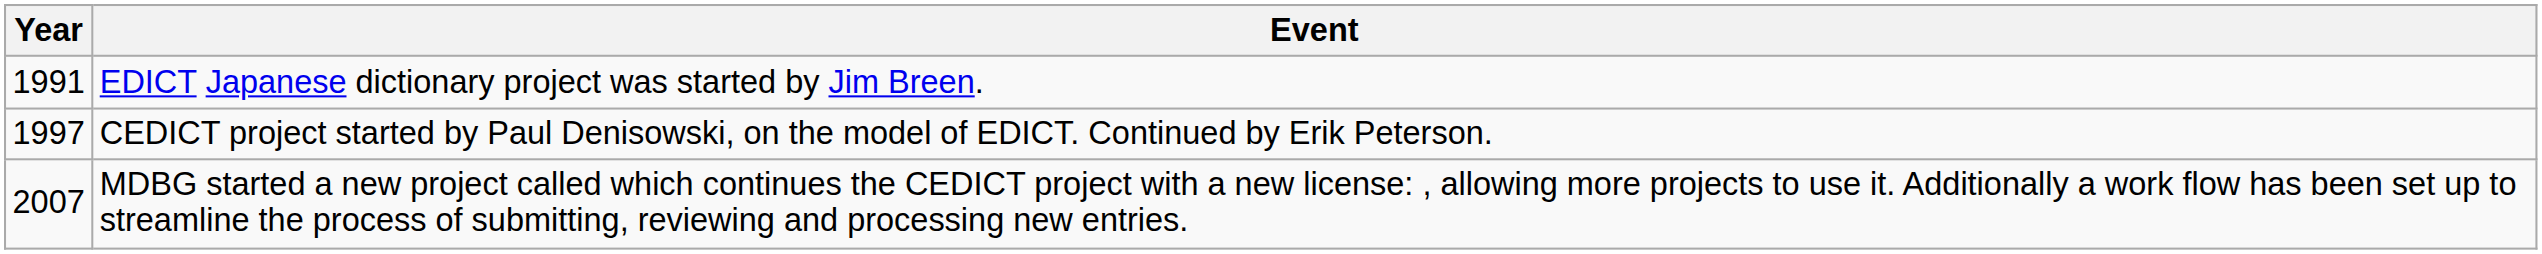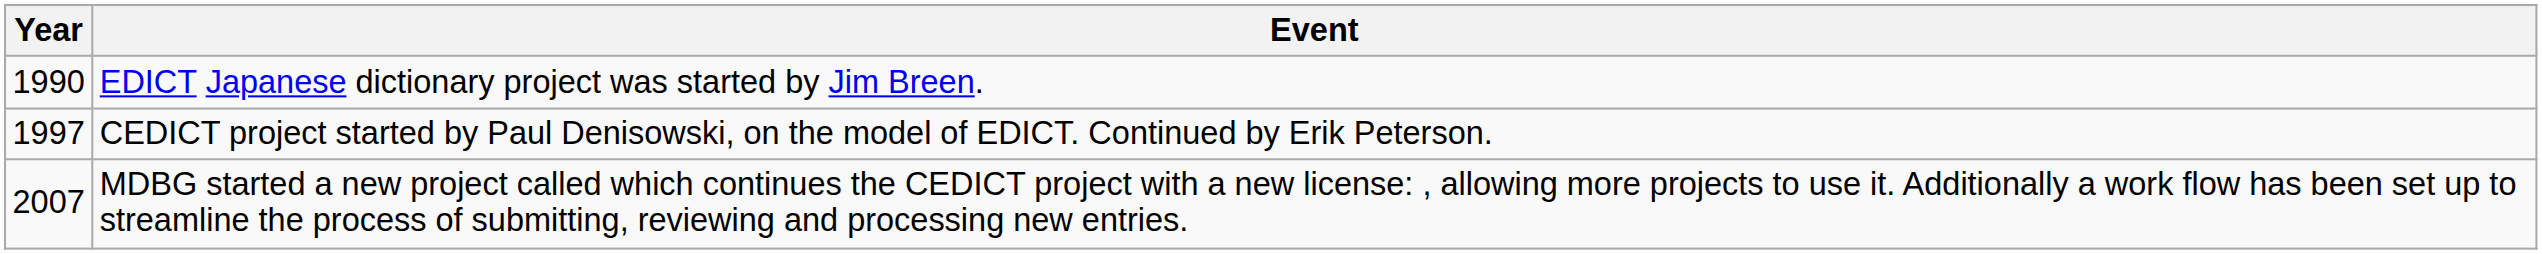(49, 81) 1991 -> (49, 81) 1990
